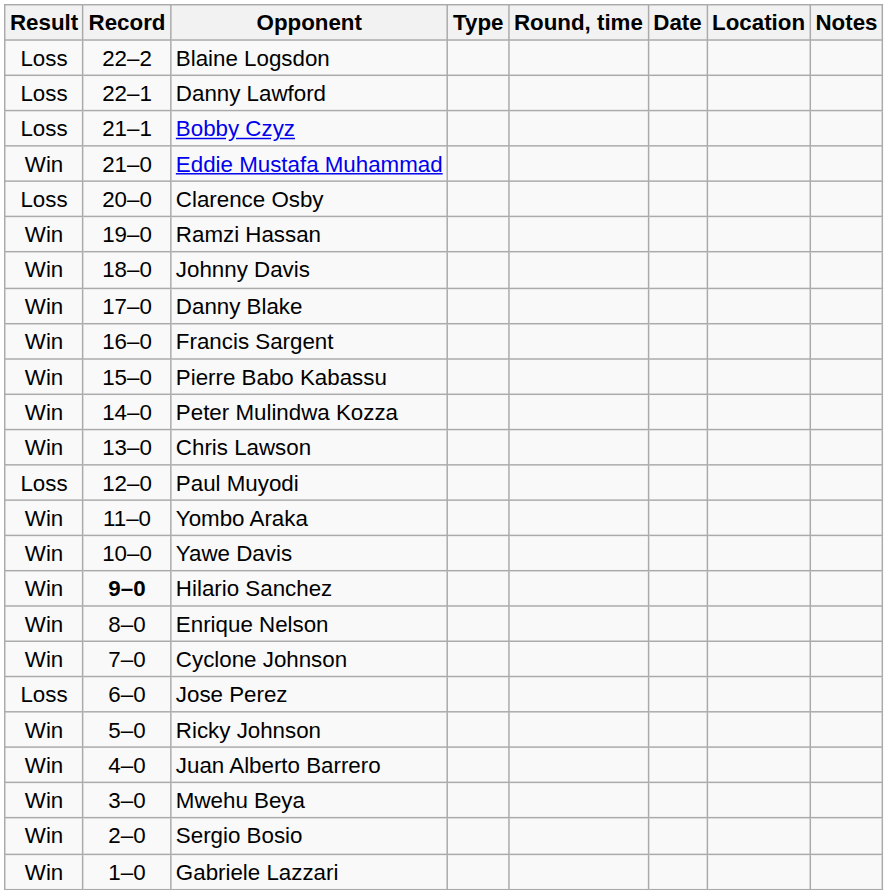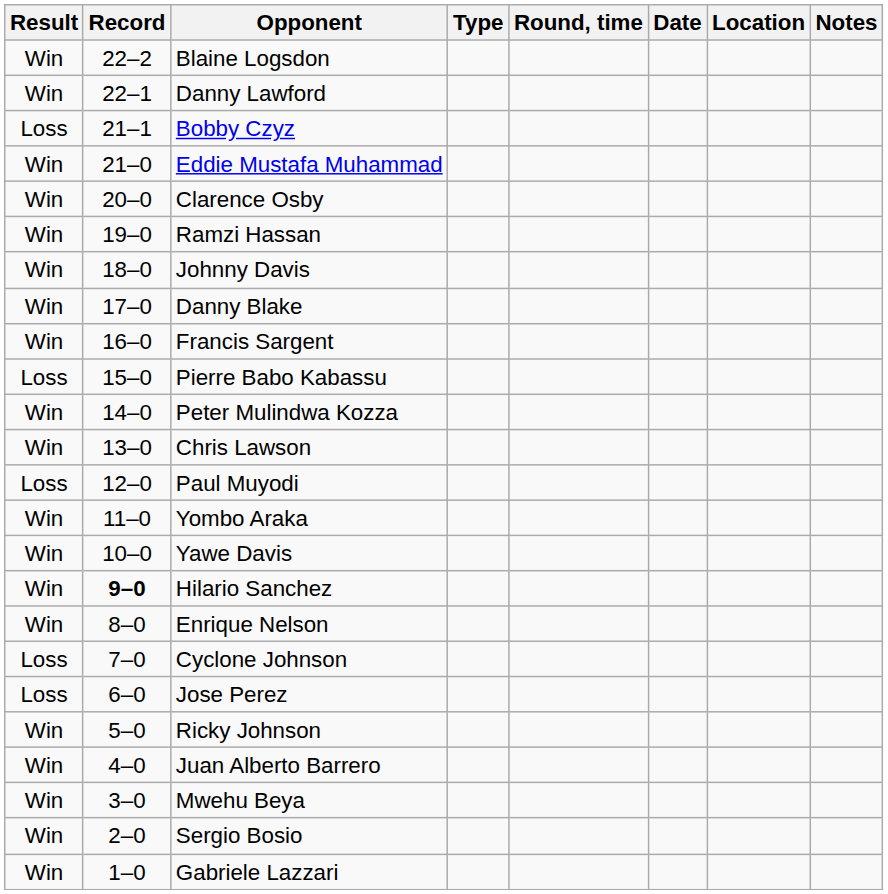(44, 58) Loss -> (44, 58) Win
(44, 93) Loss -> (44, 93) Win
(44, 199) Loss -> (44, 199) Win
(44, 376) Win -> (44, 376) Loss
(44, 659) Win -> (44, 659) Loss
